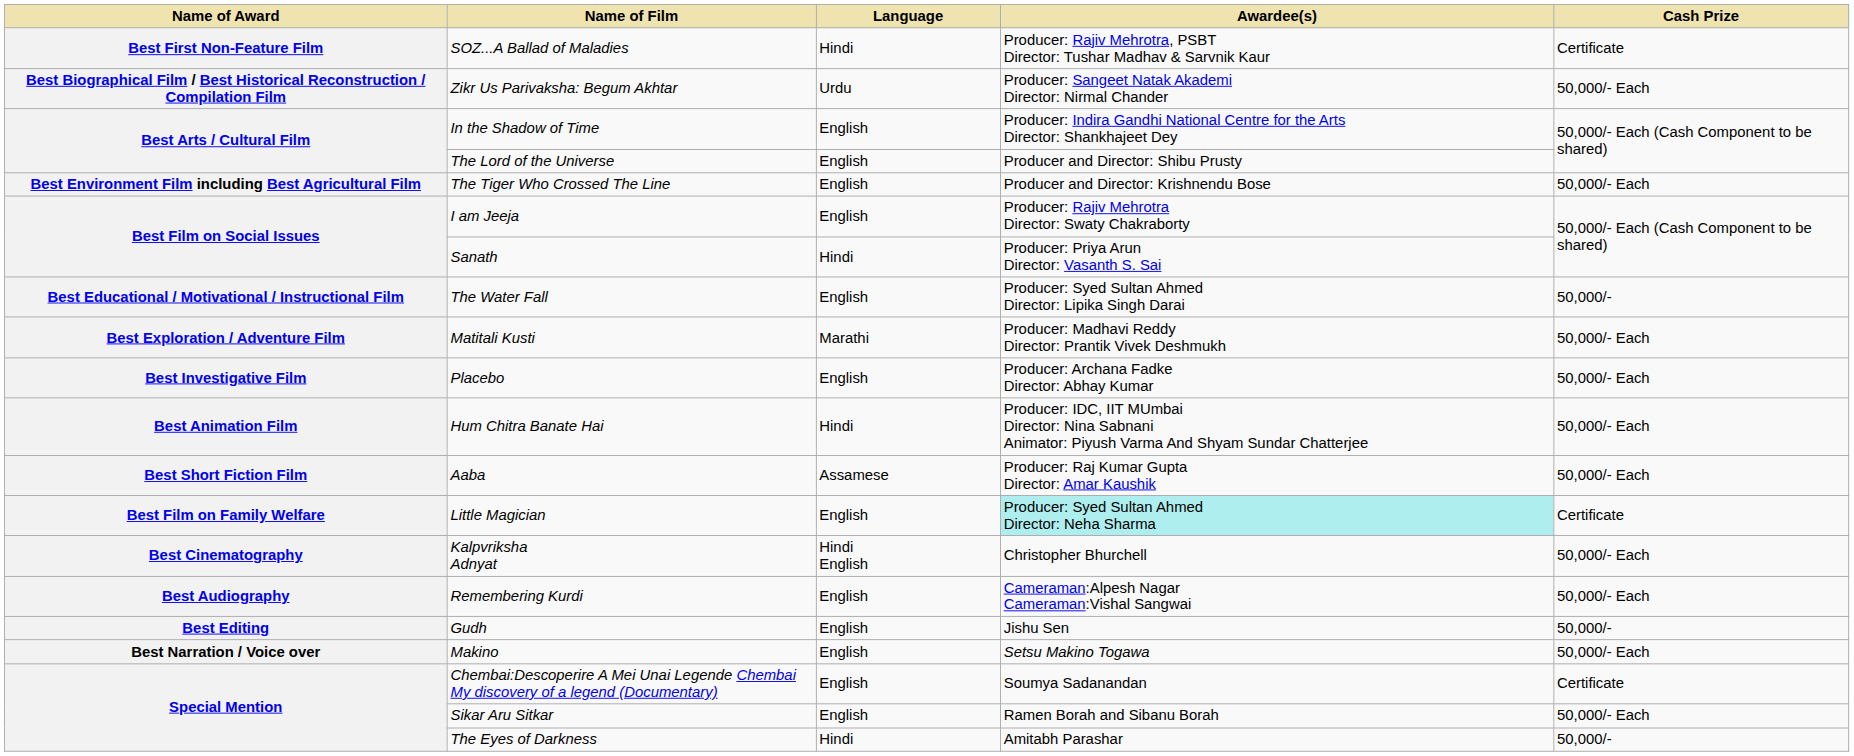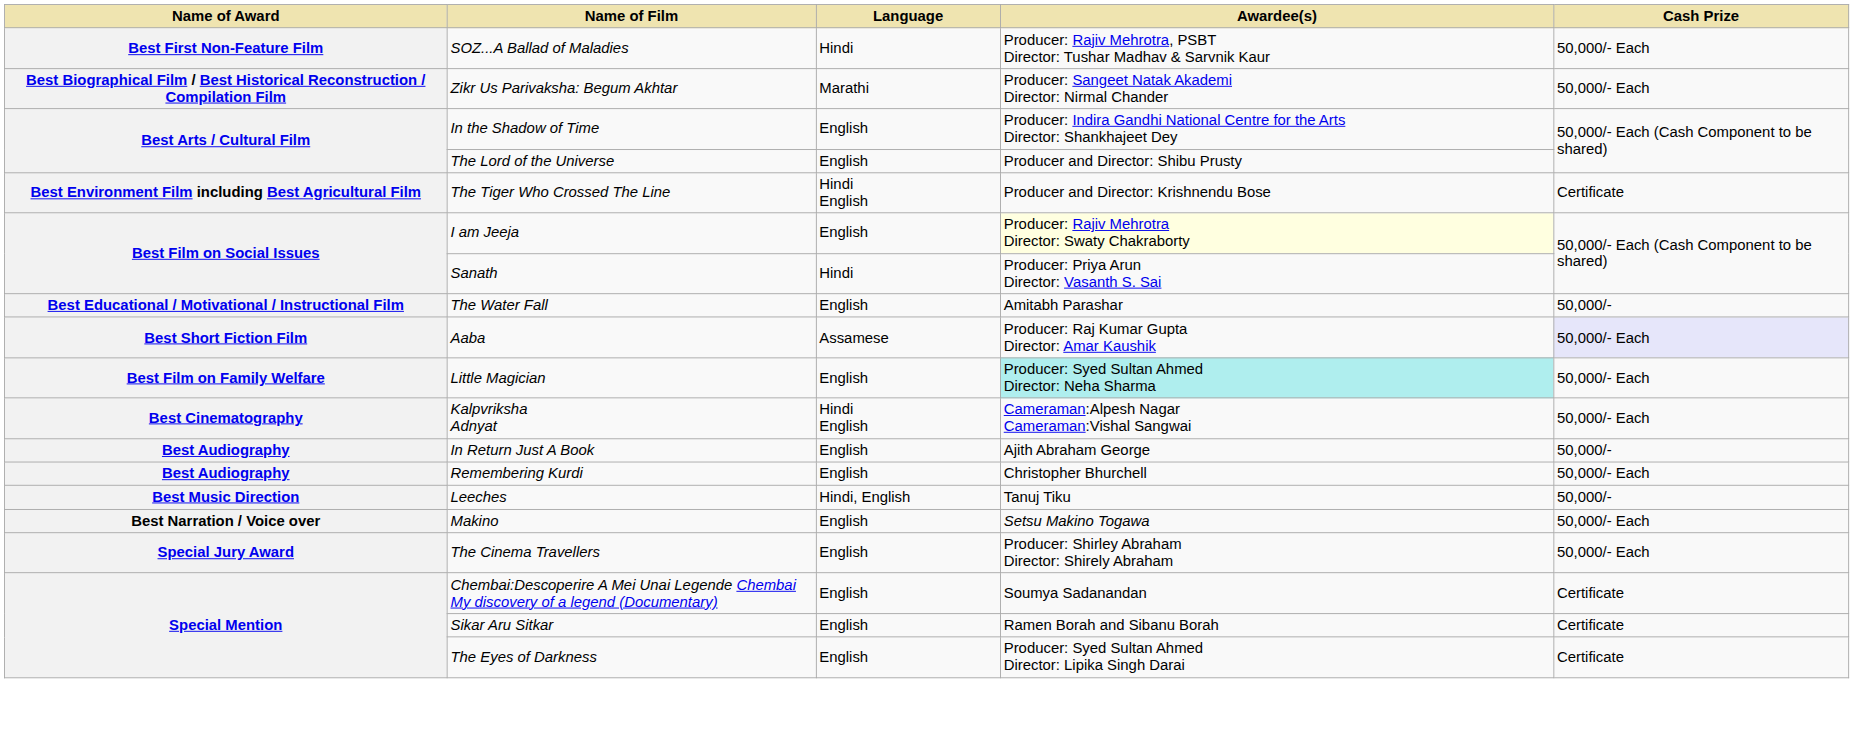(1590, 48) Certificate -> (1603, 48) 50,000/- Each
(835, 88) Urdu -> (844, 88) Marathi
(844, 184) English -> (844, 192) Hindi English
(1603, 184) 50,000/- Each -> (1590, 192) Certificate
(1097, 216) no background -> (1097, 233) lightyellow background
(1103, 297) Producer: Syed Sultan Ahmed Director: Lipika Singh Darai -> (1063, 305) Amitabh Parashar
- row: (493, 337)
- row: (477, 377)
- row: (527, 426)
(1603, 475) no background -> (1603, 337) lavender background
(1590, 515) Certificate -> (1603, 377) 50,000/- Each
(1075, 555) Christopher Bhurchell -> (1097, 418) Cameraman:Alpesh Nagar Cameraman:Vishal Sangwai
+ row: (522, 450)
(1097, 596) Cameraman:Alpesh Nagar Cameraman:Vishal Sangwai -> (1075, 473) Christopher Bhurchell
- row: (469, 628)
+ row: (479, 497)
+ row: (525, 552)
(1603, 715) 50,000/- Each -> (1590, 625) Certificate
(836, 739) Hindi -> (844, 657) English
(1063, 739) Amitabh Parashar -> (1103, 657) Producer: Syed Sultan Ahmed Director: Lipika Singh Darai
(1584, 739) 50,000/- -> (1590, 657) Certificate
